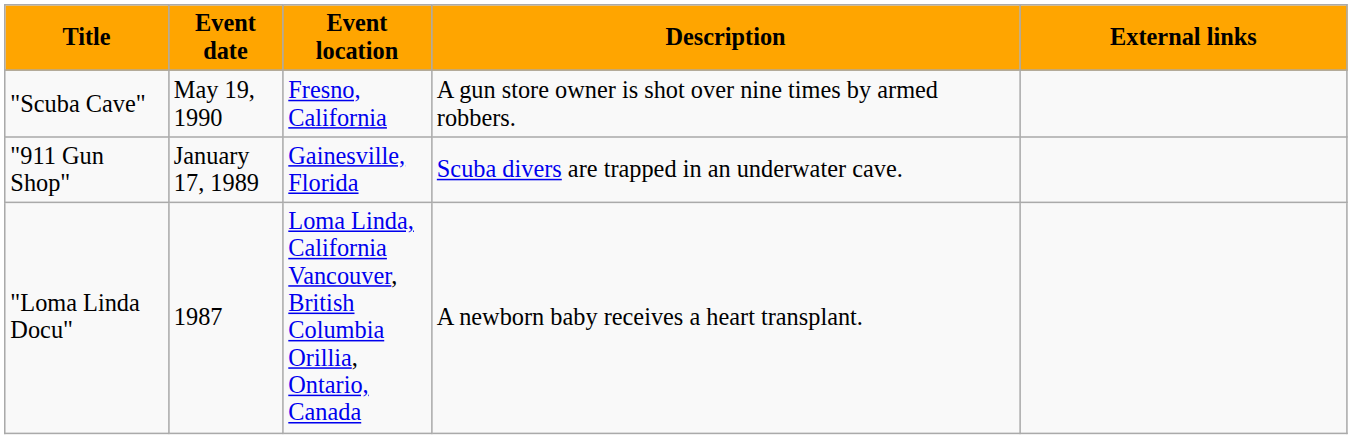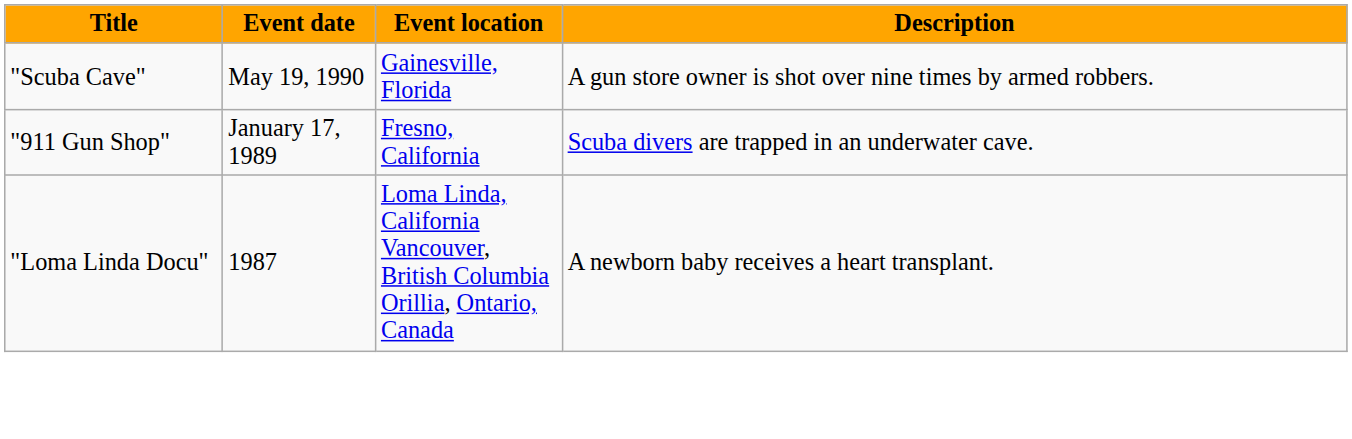- column: (1183, 37)
(338, 103) Fresno, California -> (439, 76) Gainesville, Florida
(347, 169) Gainesville, Florida -> (430, 141) Fresno, California
